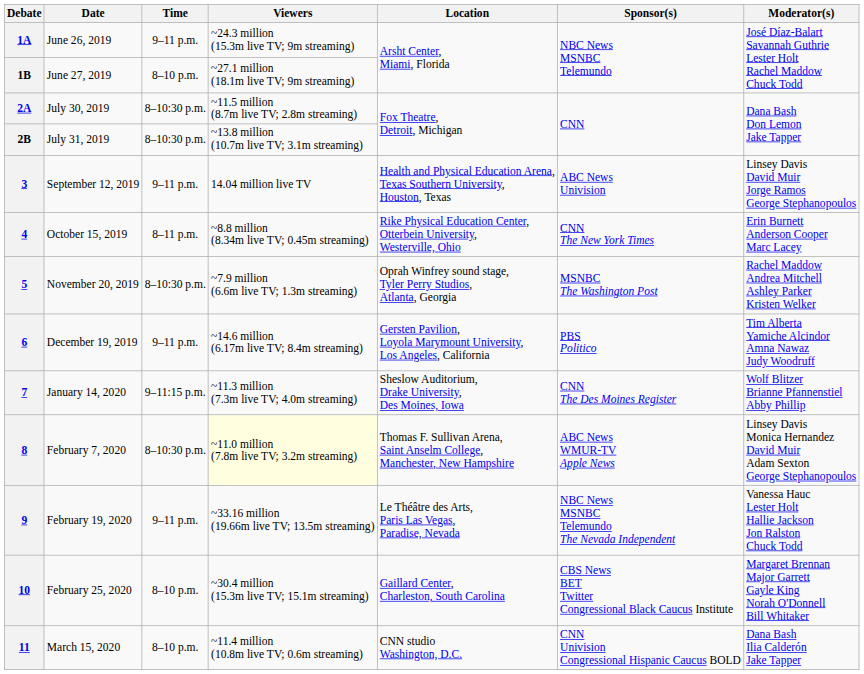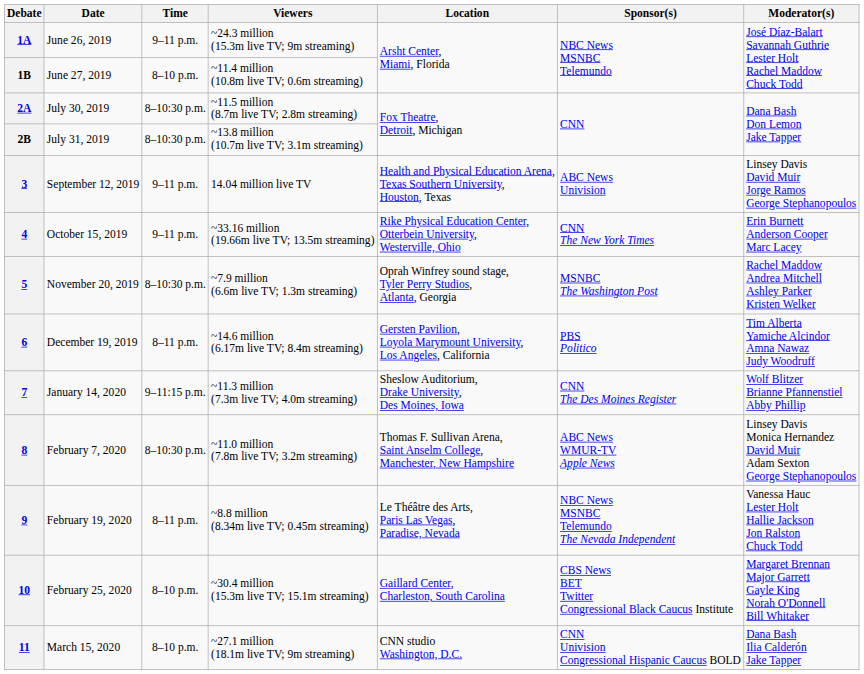(283, 75) ~27.1 million (18.1m live TV; 9m streaming) -> (287, 75) ~11.4 million (10.8m live TV; 0.6m streaming)
(175, 234) 8–11 p.m. -> (175, 234) 9–11 p.m.
(290, 234) ~8.8 million (8.34m live TV; 0.45m streaming) -> (293, 234) ~33.16 million (19.66m live TV; 13.5m streaming)
(175, 342) 9–11 p.m. -> (175, 342) 8–11 p.m.
(284, 450) lightyellow background -> (284, 450) no background
(175, 520) 9–11 p.m. -> (175, 520) 8–11 p.m.
(293, 520) ~33.16 million (19.66m live TV; 13.5m streaming) -> (290, 520) ~8.8 million (8.34m live TV; 0.45m streaming)
(287, 647) ~11.4 million (10.8m live TV; 0.6m streaming) -> (283, 647) ~27.1 million (18.1m live TV; 9m streaming)
